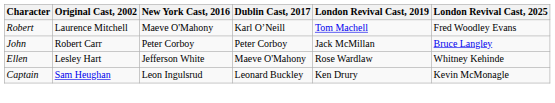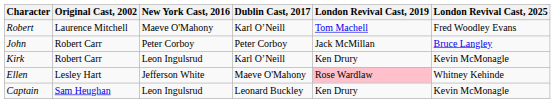+ row: (15, 59)
(344, 59) no background -> (344, 75) pink background
